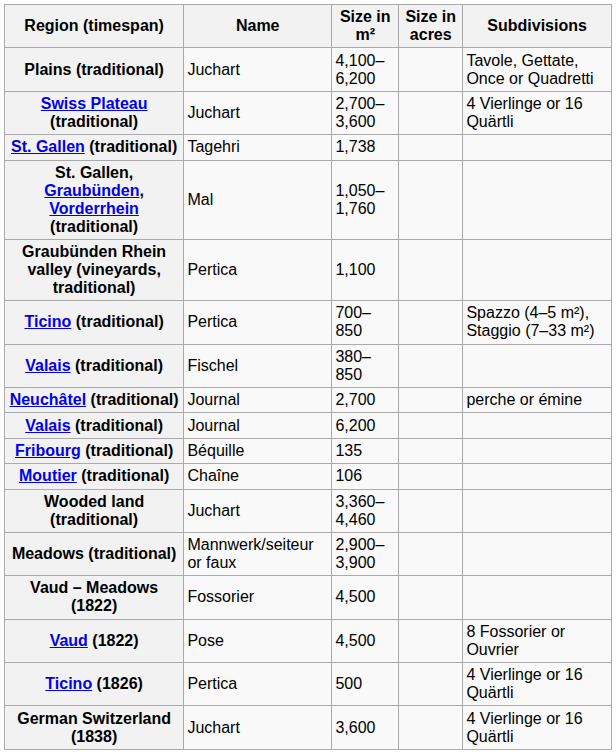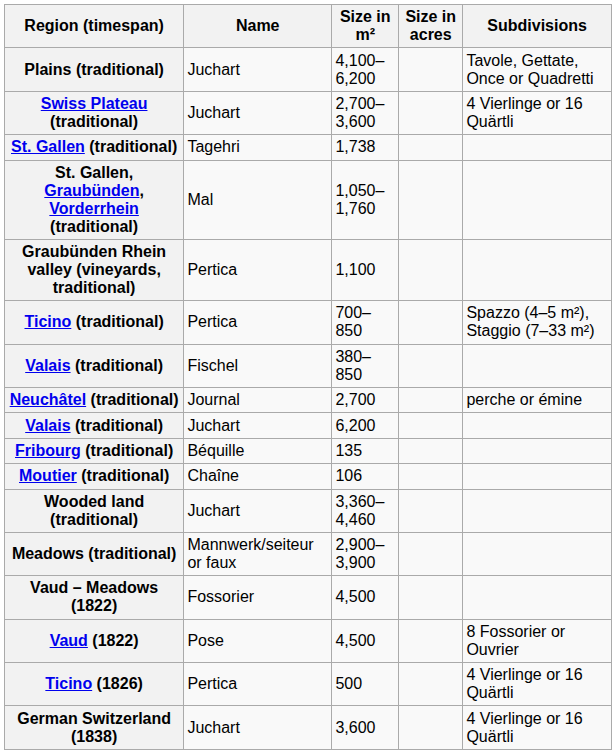(214, 425) Journal -> (214, 425) Juchart
